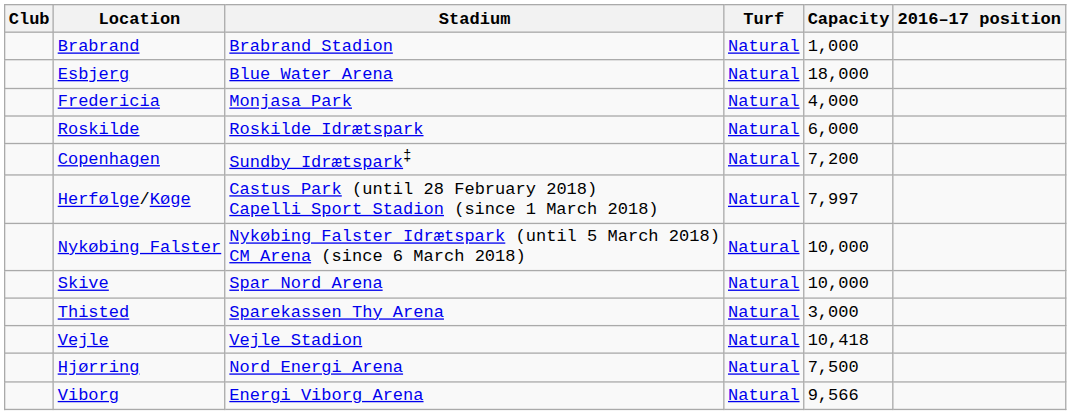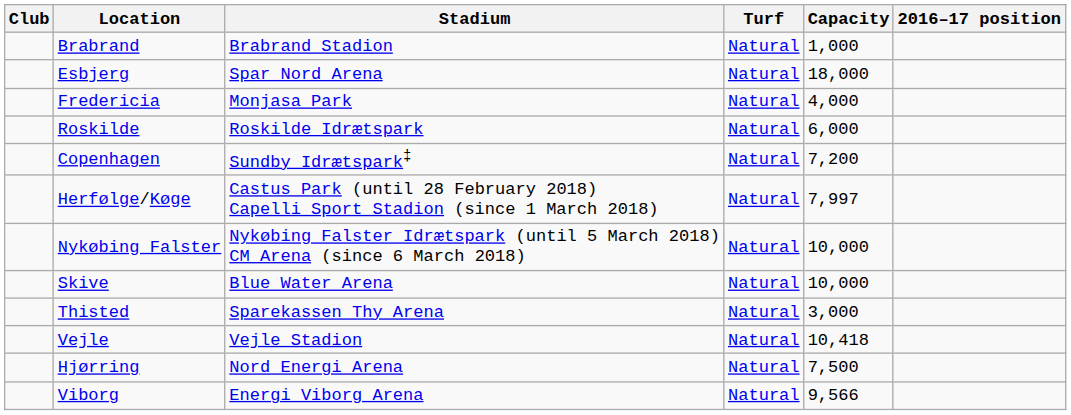(311, 74) Blue Water Arena -> (306, 74) Spar Nord Arena
(306, 284) Spar Nord Arena -> (311, 284) Blue Water Arena
